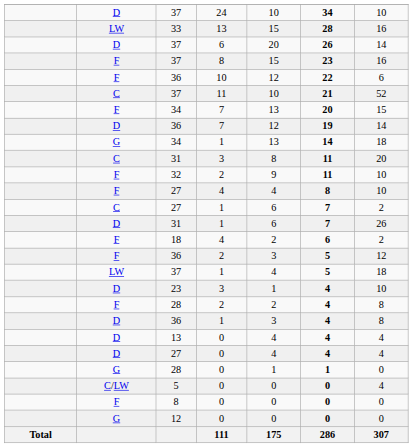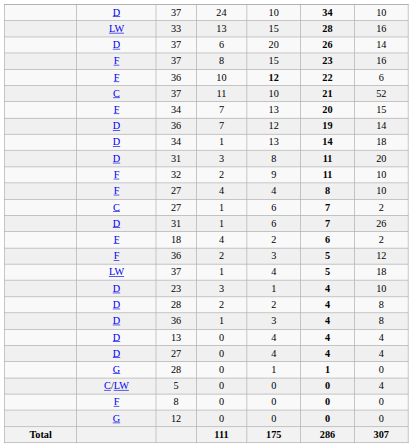(274, 77) normal -> (274, 77) bold
(116, 142) G -> (116, 142) D
(116, 158) C -> (116, 158) D
(116, 304) F -> (116, 304) D
